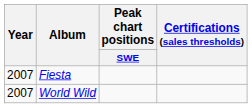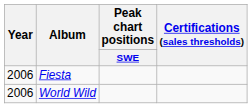(20, 75) 2007 -> (20, 75) 2006
(20, 93) 2007 -> (20, 93) 2006
